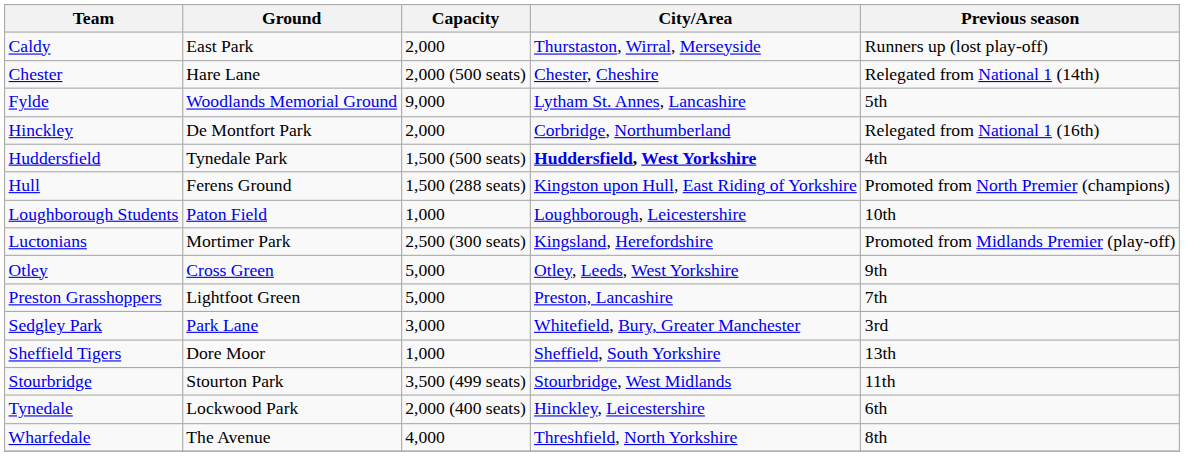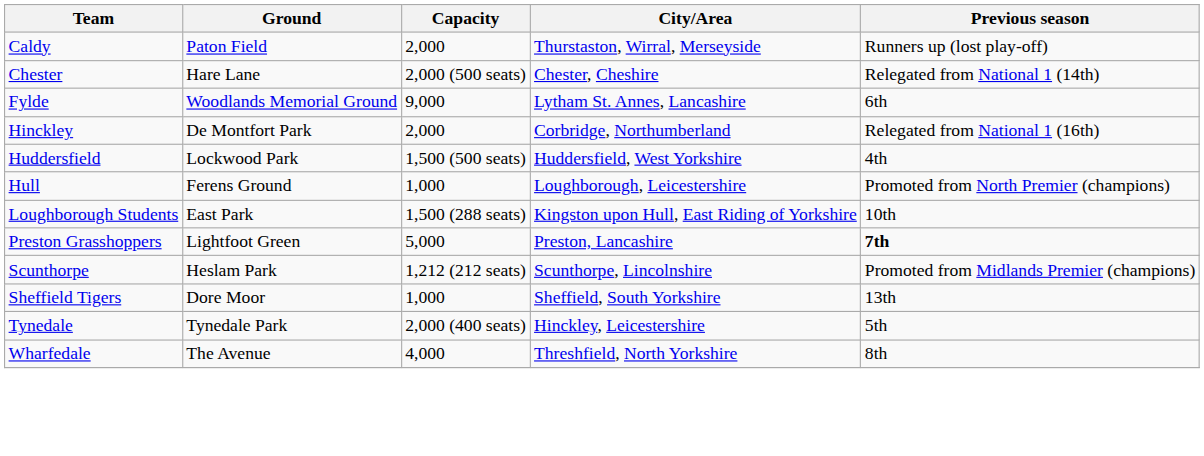(220, 46) East Park -> (227, 46) Paton Field
(876, 102) 5th -> (876, 102) 6th
(237, 158) Tynedale Park -> (242, 158) Lockwood Park
(645, 158) bold -> (638, 158) normal
(466, 185) 1,500 (288 seats) -> (425, 185) 1,000
(695, 185) Kingston upon Hull, East Riding of Yorkshire -> (640, 185) Loughborough, Leicestershire
(227, 213) Paton Field -> (220, 213) East Park
(425, 213) 1,000 -> (466, 213) 1,500 (288 seats)
(640, 213) Loughborough, Leicestershire -> (695, 213) Kingston upon Hull, East Riding of Yorkshire
- row: (48, 241)
- row: (28, 269)
(876, 297) normal -> (877, 241) bold
+ row: (49, 269)
- row: (55, 325)
- row: (50, 381)
(242, 409) Lockwood Park -> (237, 325) Tynedale Park
(876, 409) 6th -> (876, 325) 5th
